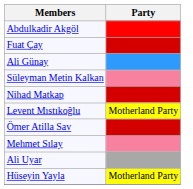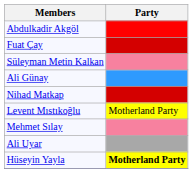rows swapped: (27, 62) <-> (55, 78)
- row: (39, 127)
(143, 176) normal -> (147, 160) bold
